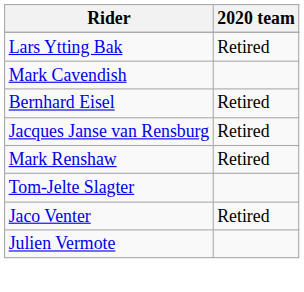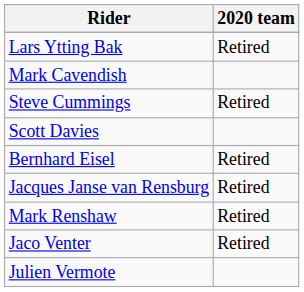+ row: (70, 103)
+ row: (54, 131)
- row: (71, 187)
